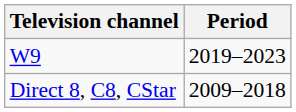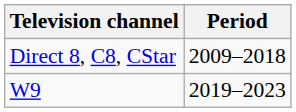rows swapped: (93, 90) <-> (25, 55)
